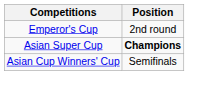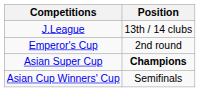+ row: (63, 29)
